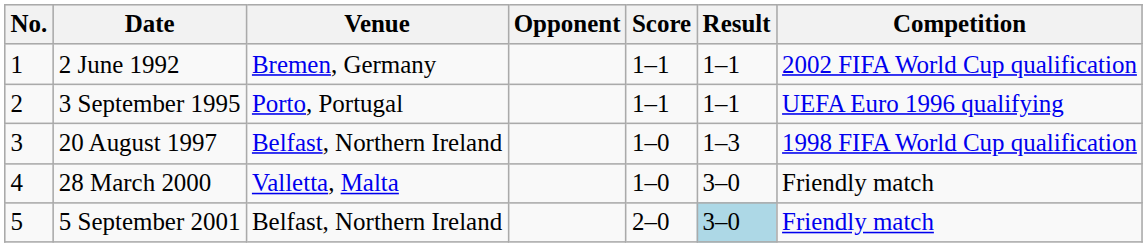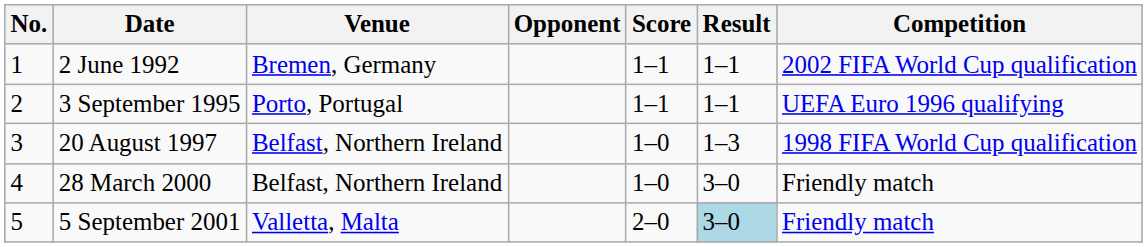(325, 182) Valletta, Malta -> (377, 182) Belfast, Northern Ireland
(377, 222) Belfast, Northern Ireland -> (325, 222) Valletta, Malta
